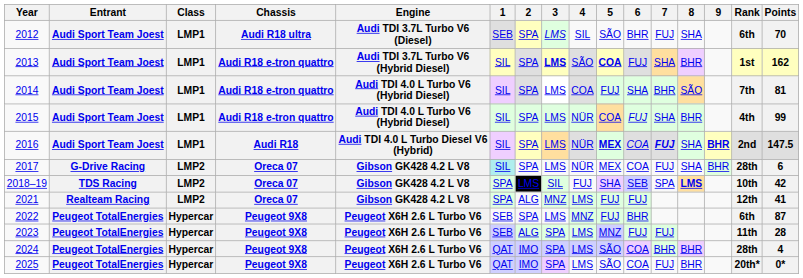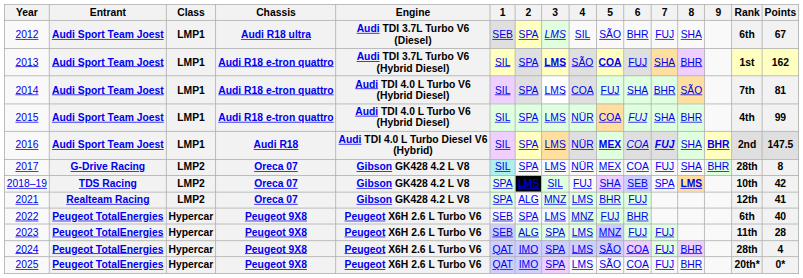(780, 34) 70 -> (780, 34) 67
(780, 167) 6 -> (780, 167) 8
(610, 199) FUJ -> (610, 199) BHR
(780, 216) 87 -> (780, 216) 40
(665, 248) BHR -> (665, 248) FUJ
